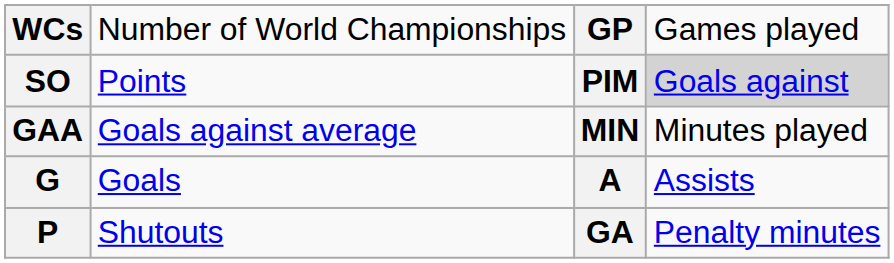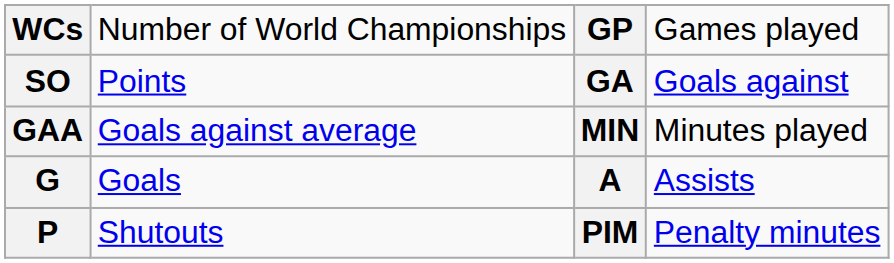(610, 80) PIM -> (610, 80) GA
(751, 80) lightgrey background -> (751, 80) no background
(610, 231) GA -> (610, 231) PIM
